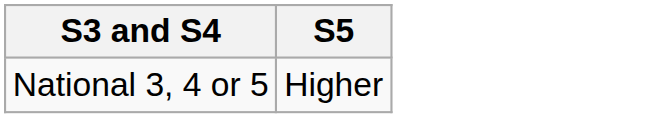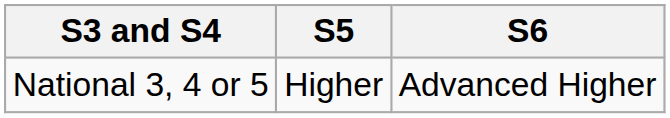+ column: (528, 31)
